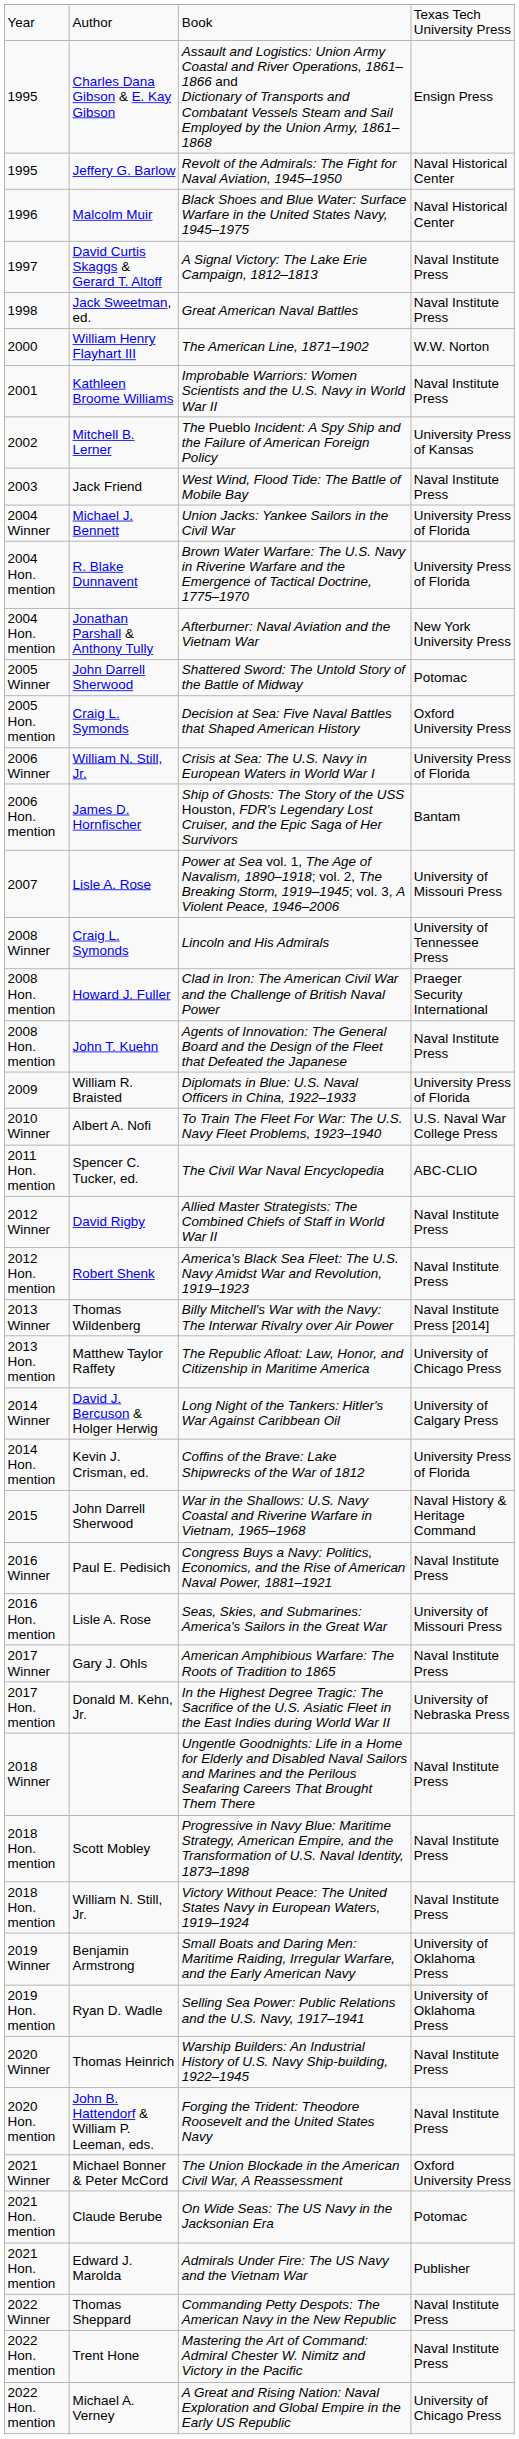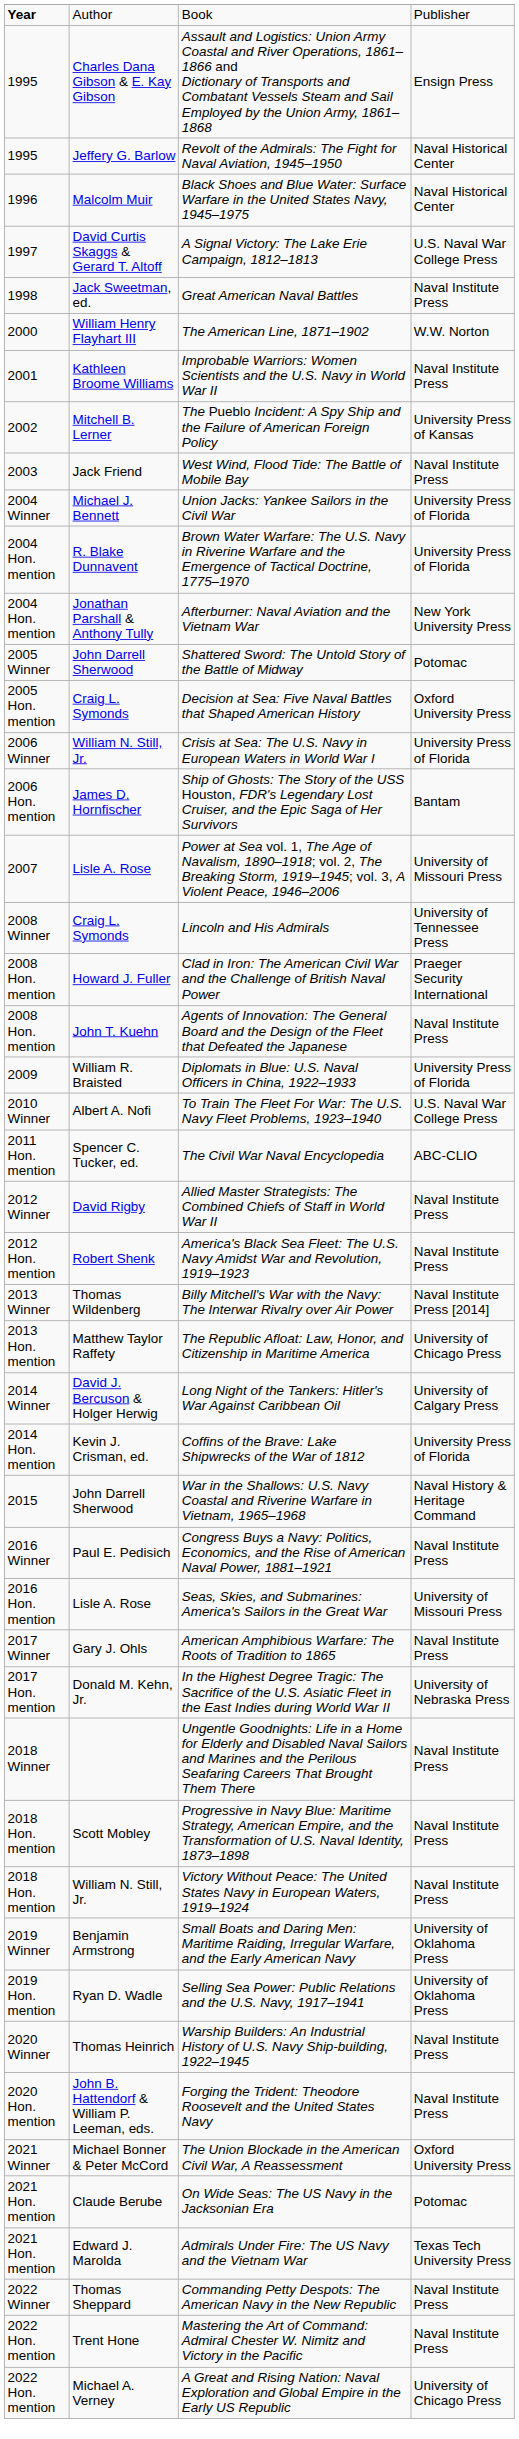(21, 22) normal -> (22, 15) bold
(462, 22) Texas Tech University Press -> (442, 15) Publisher
(456, 266) Naval Institute Press -> (460, 251) U.S. Naval War College Press
(442, 2268) Publisher -> (462, 2253) Texas Tech University Press
